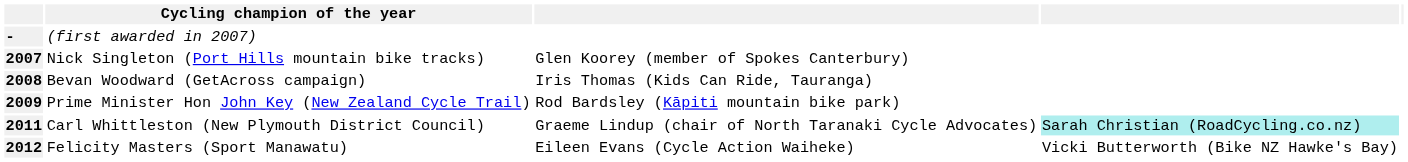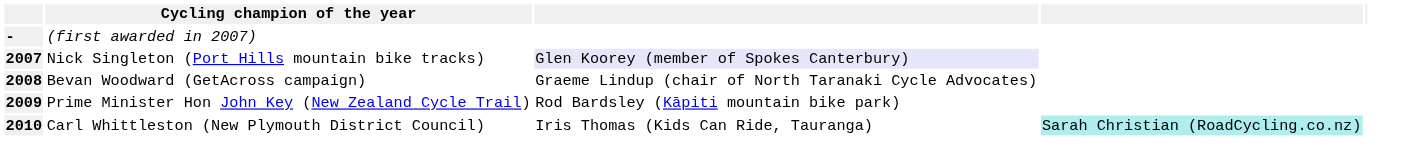(722, 59) no background -> (722, 59) lavender background
(704, 81) Iris Thomas (Kids Can Ride, Tauranga) -> (786, 81) Graeme Lindup (chair of North Taranaki Cycle Advocates)
(24, 125) 2011 -> (24, 125) 2010
(786, 125) Graeme Lindup (chair of North Taranaki Cycle Advocates) -> (704, 125) Iris Thomas (Kids Can Ride, Tauranga)
- row: (197, 148)
